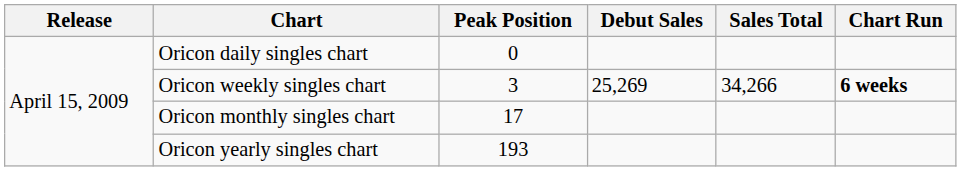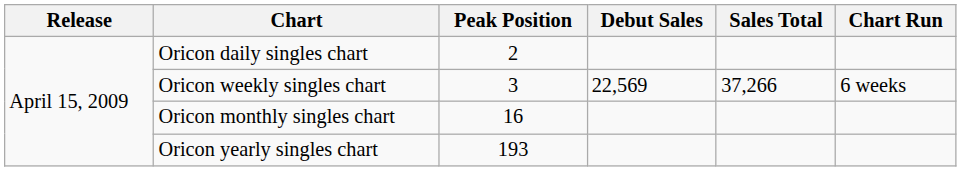(513, 52) 0 -> (513, 52) 2
(620, 85) 25,269 -> (620, 85) 22,569
(749, 85) 34,266 -> (749, 85) 37,266
(874, 85) bold -> (873, 85) normal
(513, 117) 17 -> (513, 117) 16
